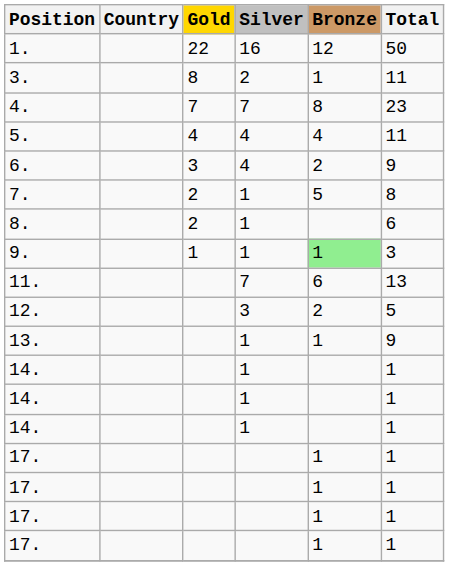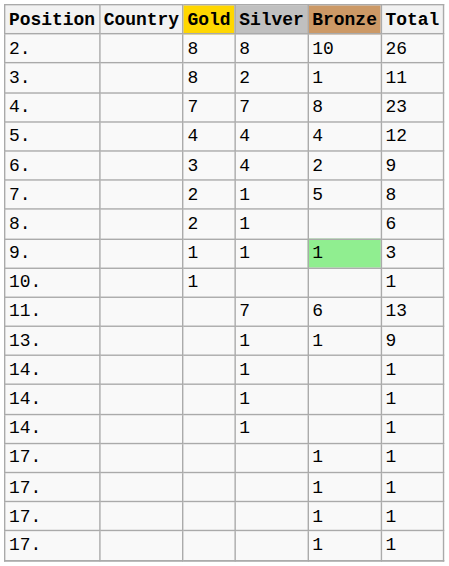- row: (20, 49)
+ row: (20, 49)
(396, 136) 11 -> (396, 136) 12
+ row: (25, 282)
- row: (25, 312)
